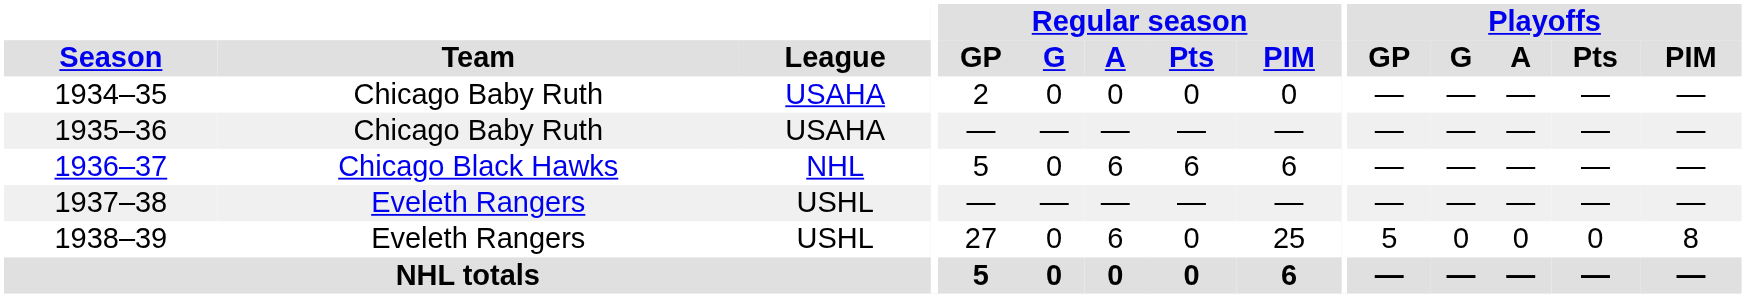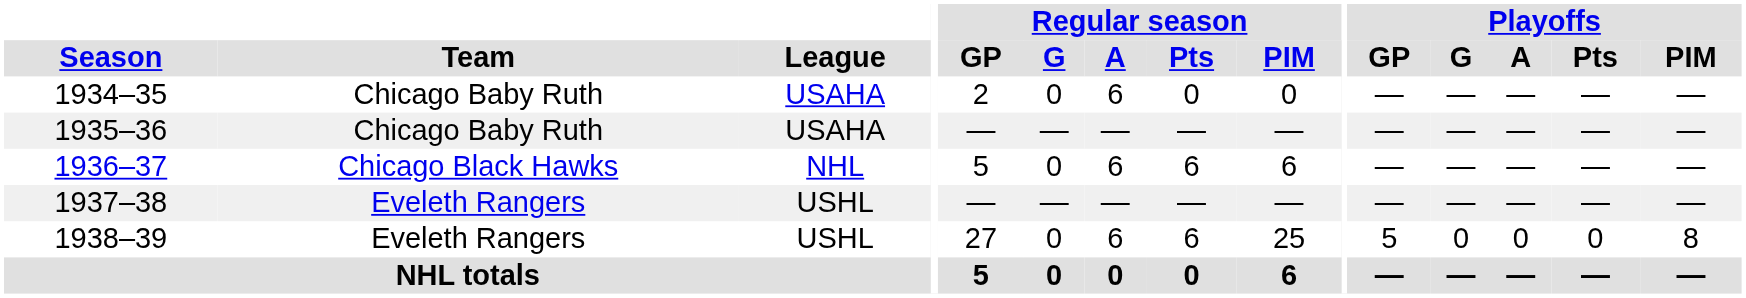(1115, 94) 0 -> (1115, 94) 6
(1192, 238) 0 -> (1192, 238) 6
